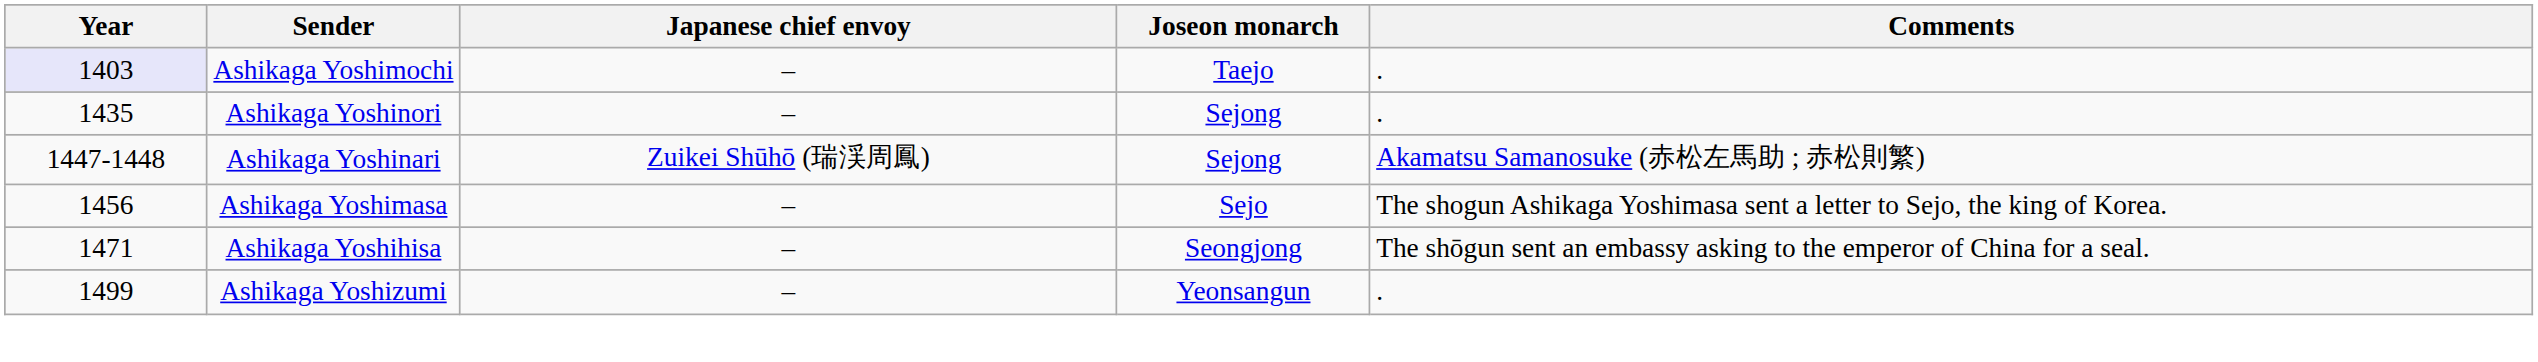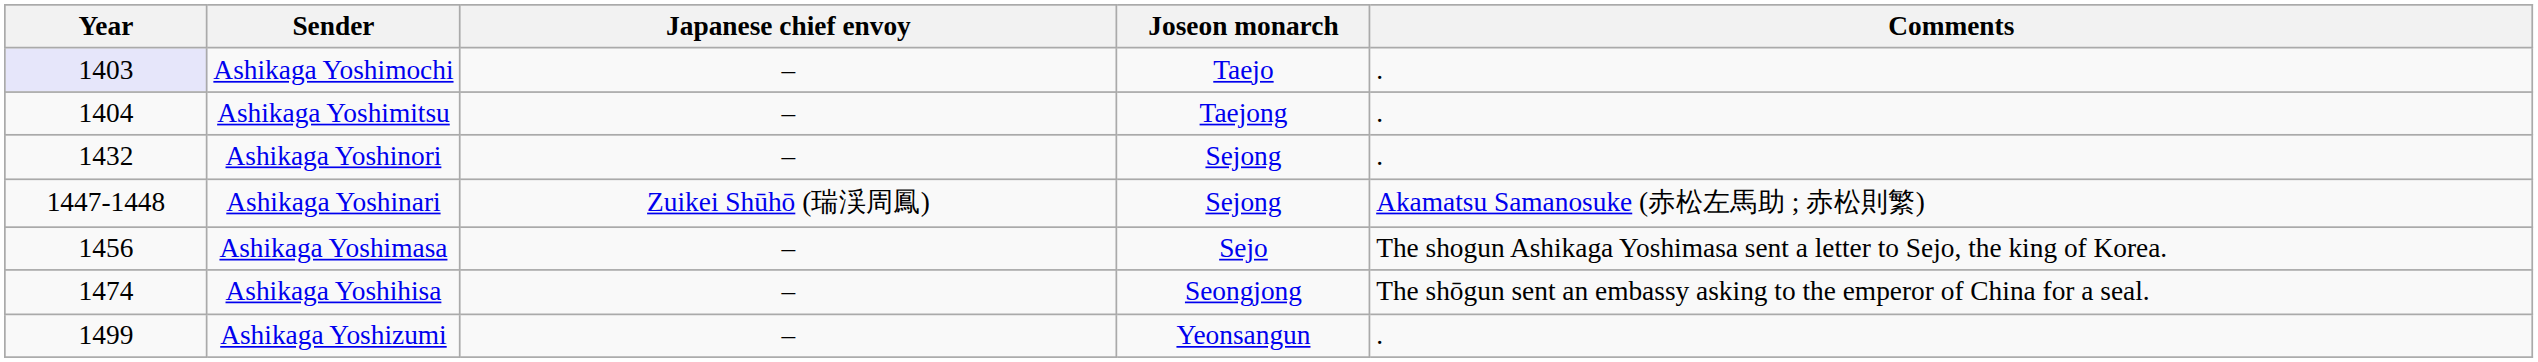+ row: (333, 112)
(106, 112) 1435 -> (106, 156) 1432
(106, 248) 1471 -> (106, 291) 1474
